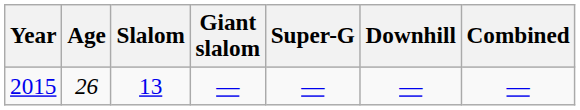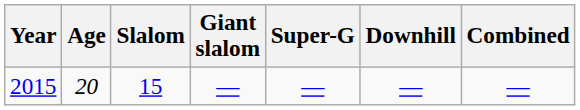(86, 85) 26 -> (86, 85) 20
(151, 85) 13 -> (151, 85) 15
